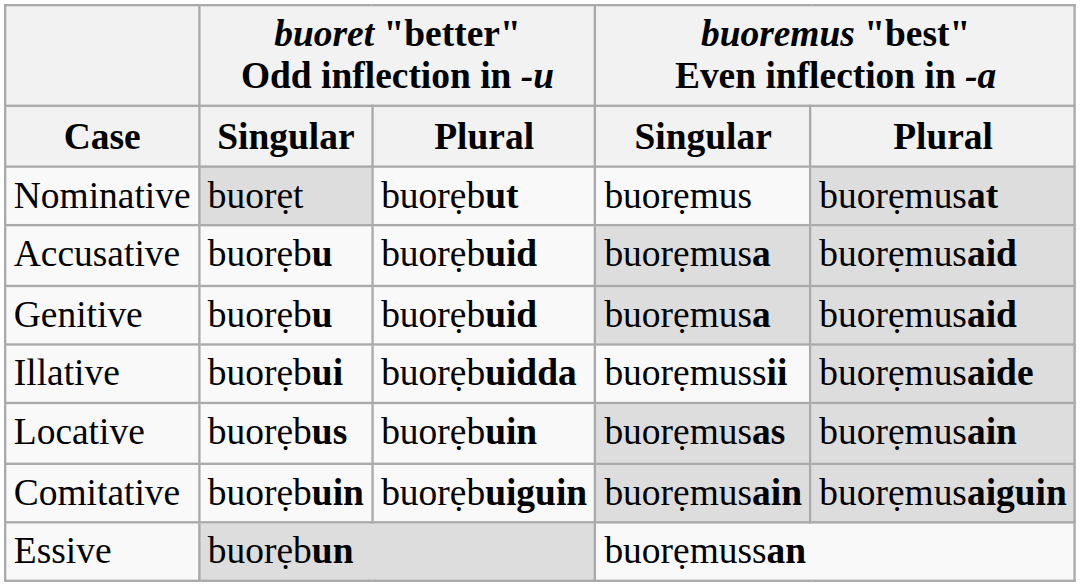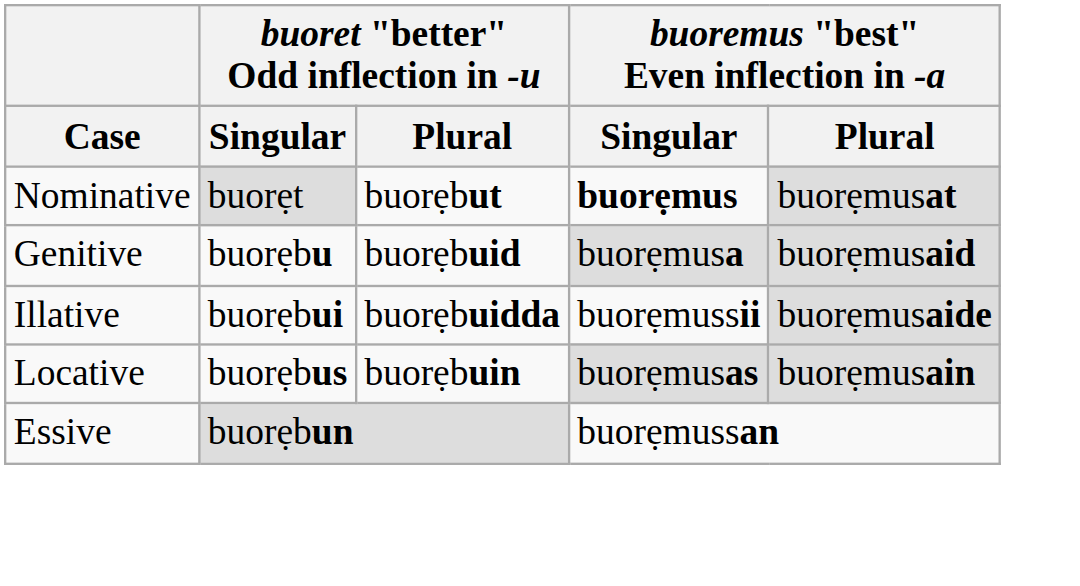(678, 195) normal -> (657, 195) bold
- row: (97, 254)
- row: (97, 491)
